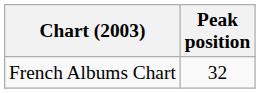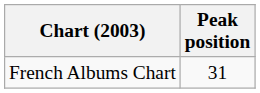(218, 72) 32 -> (218, 72) 31
